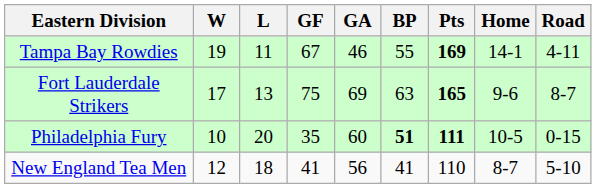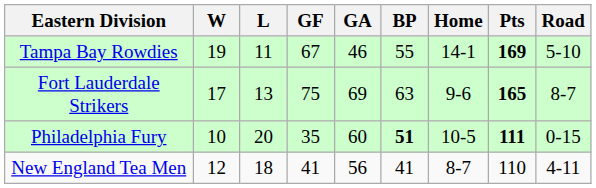columns swapped: (452, 20) <-> (505, 20)
(563, 51) 4-11 -> (563, 51) 5-10
(563, 168) 5-10 -> (563, 168) 4-11
